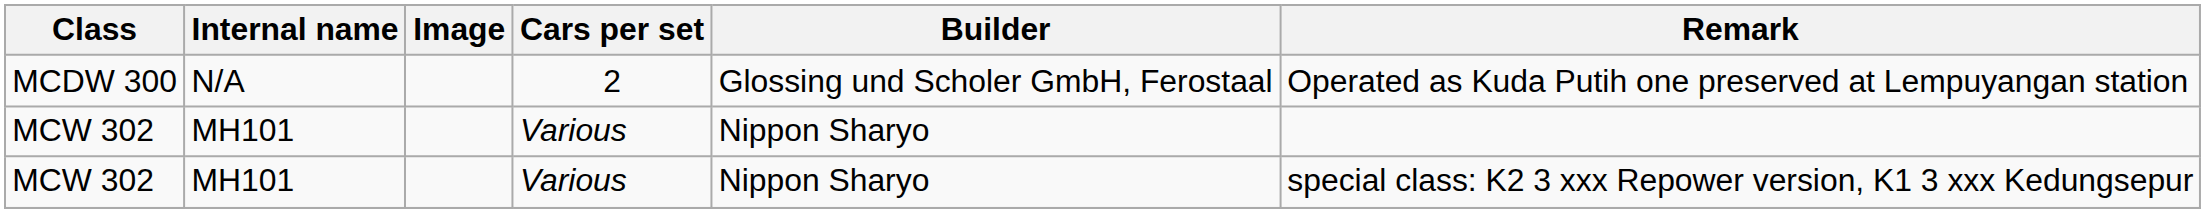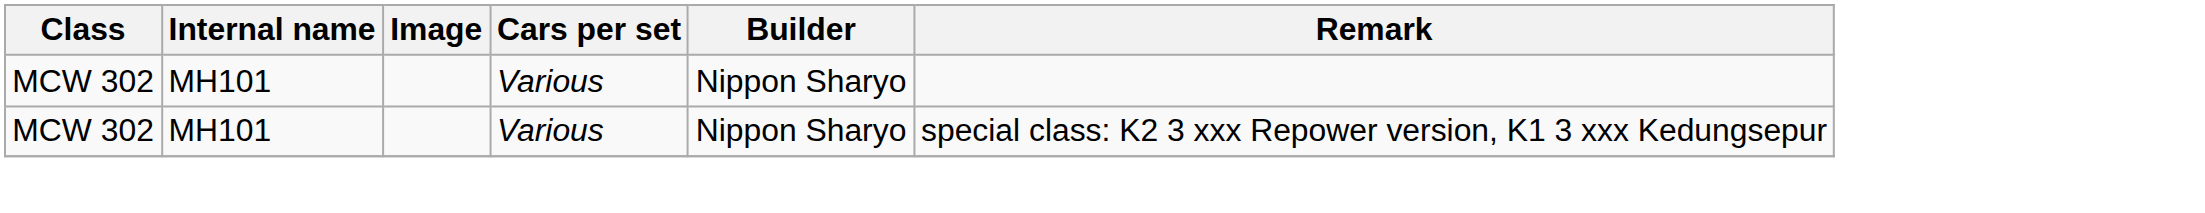- row: (95, 80)
